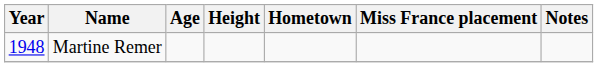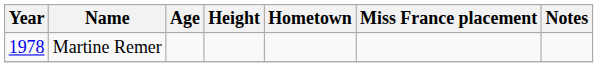(27, 47) 1948 -> (27, 47) 1978
